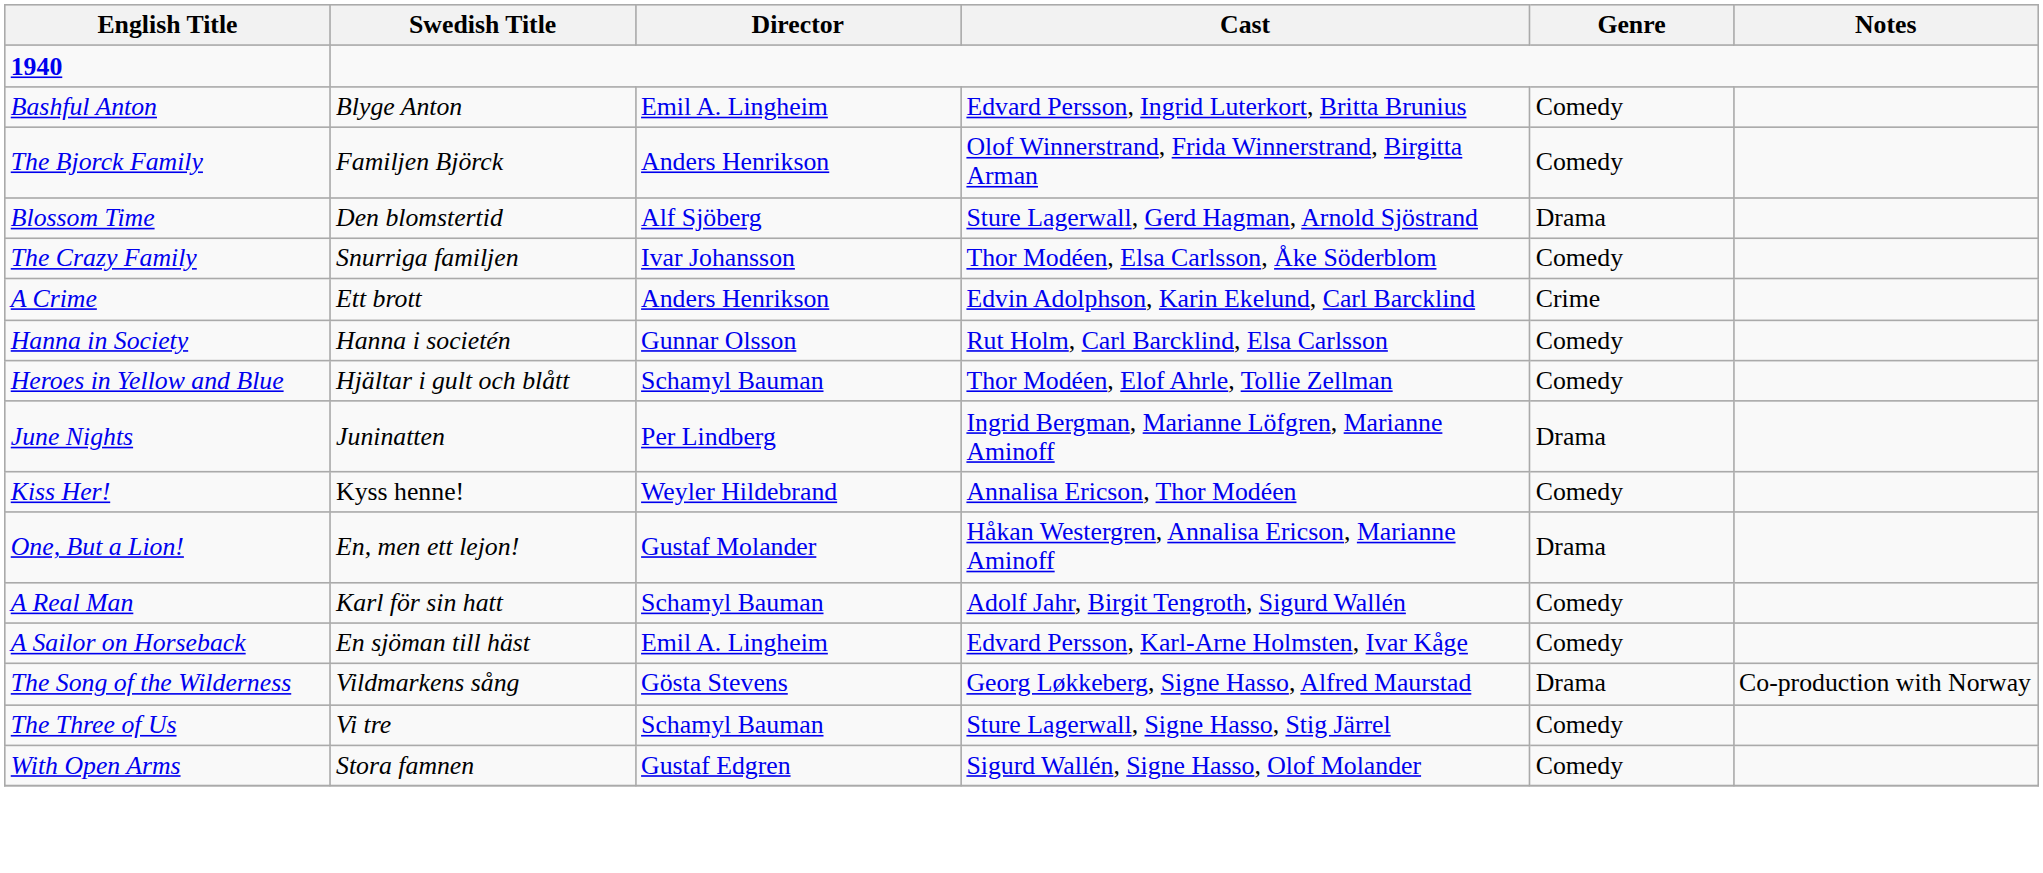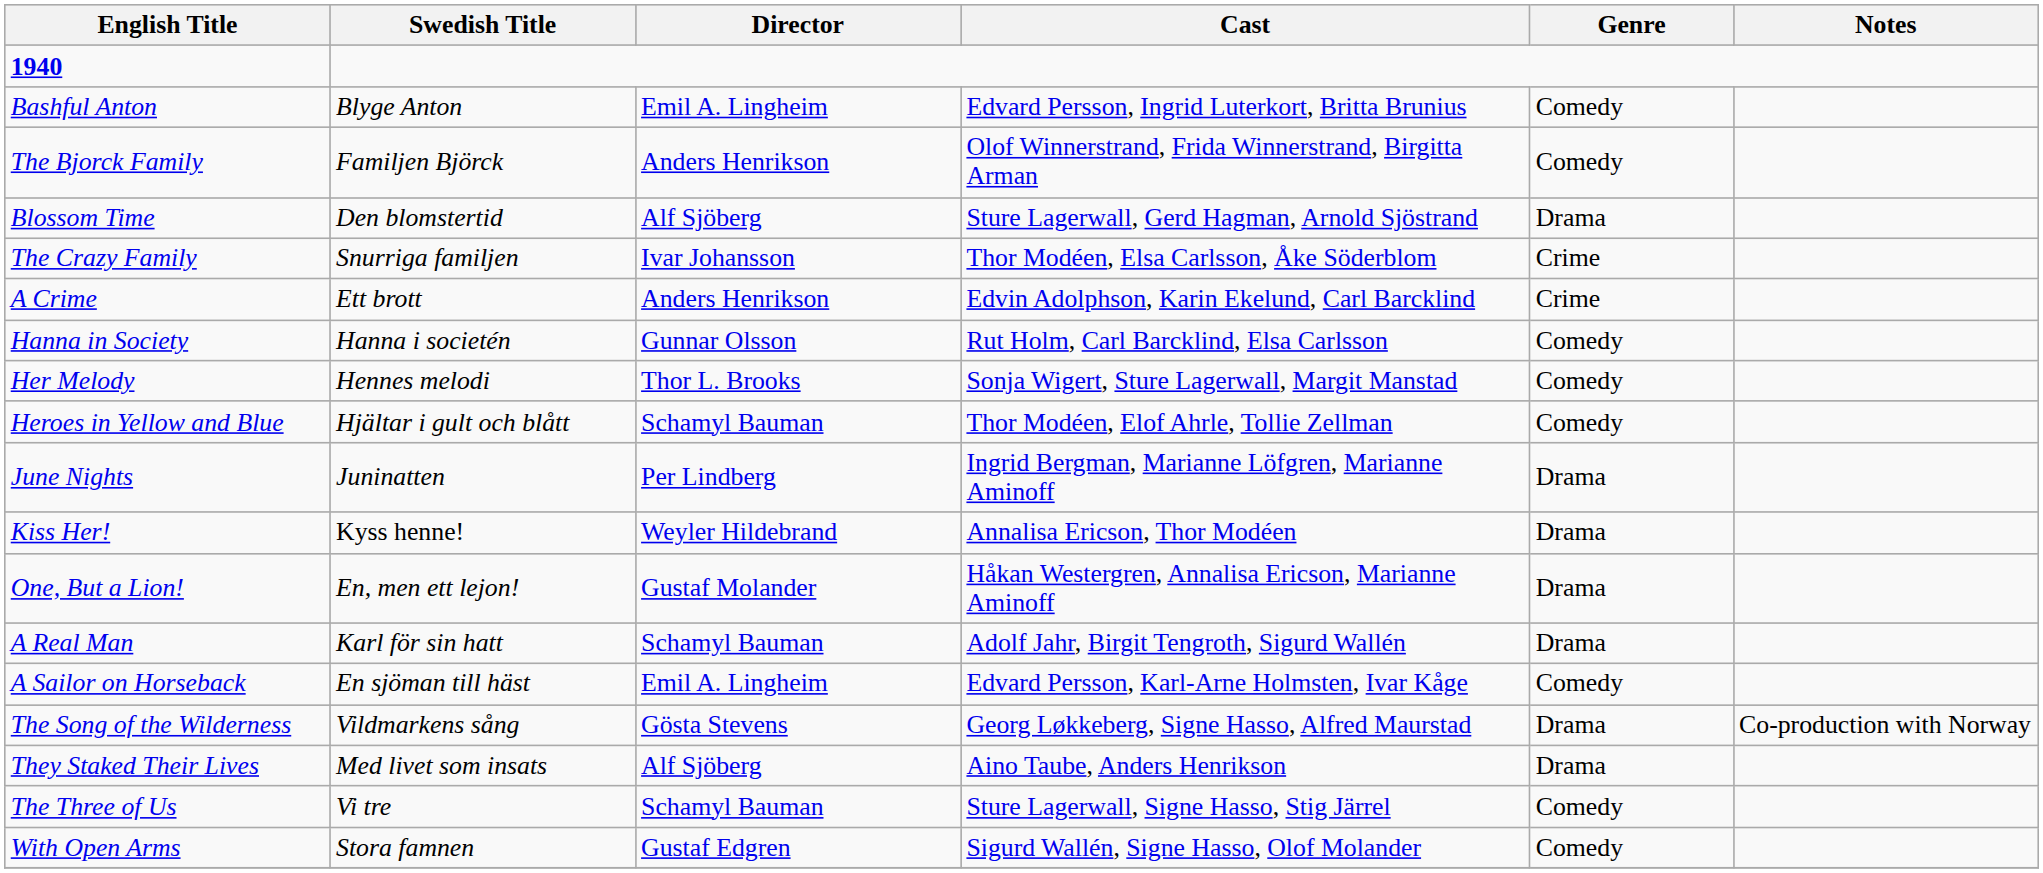(1579, 258) Comedy -> (1568, 258) Crime
+ row: (73, 380)
(1579, 491) Comedy -> (1571, 532) Drama
(1579, 602) Comedy -> (1571, 642) Drama
+ row: (135, 765)
